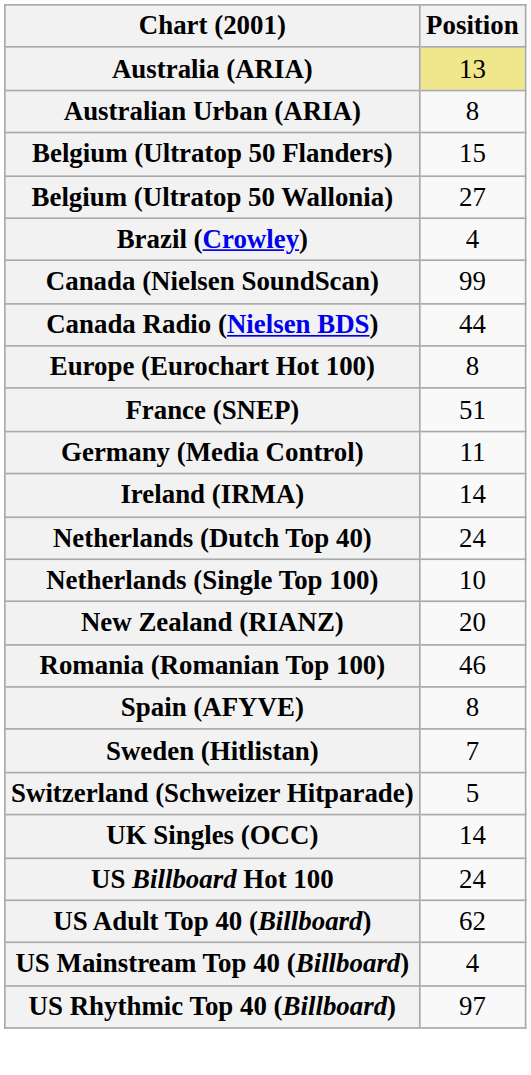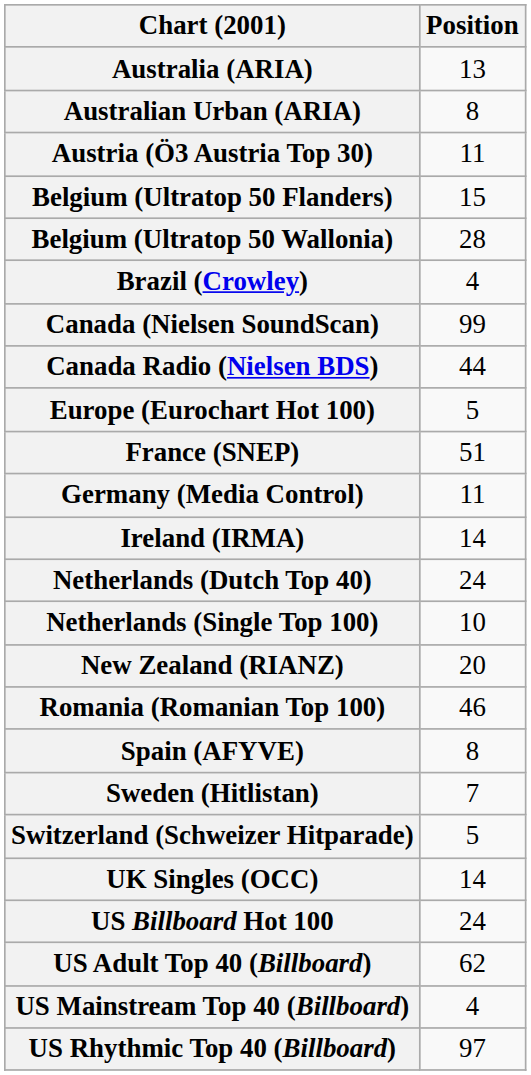(472, 68) khaki background -> (472, 68) no background
+ row: (212, 153)
(472, 196) 27 -> (472, 238) 28
(472, 366) 8 -> (472, 409) 5
